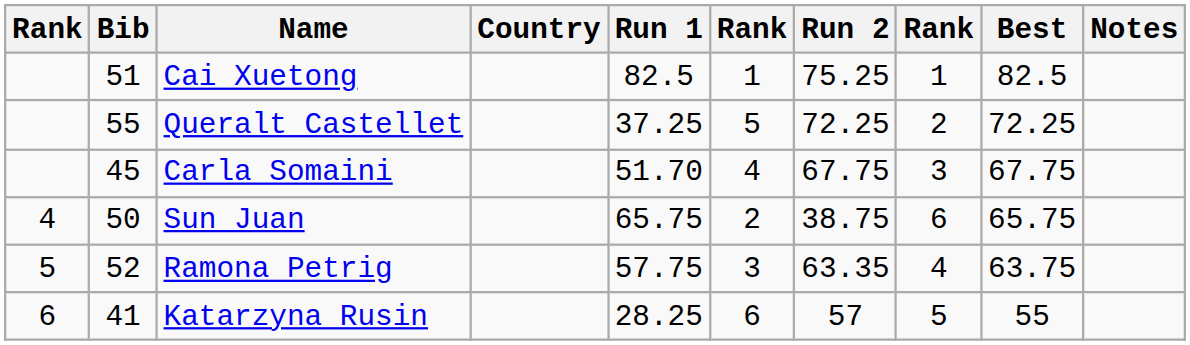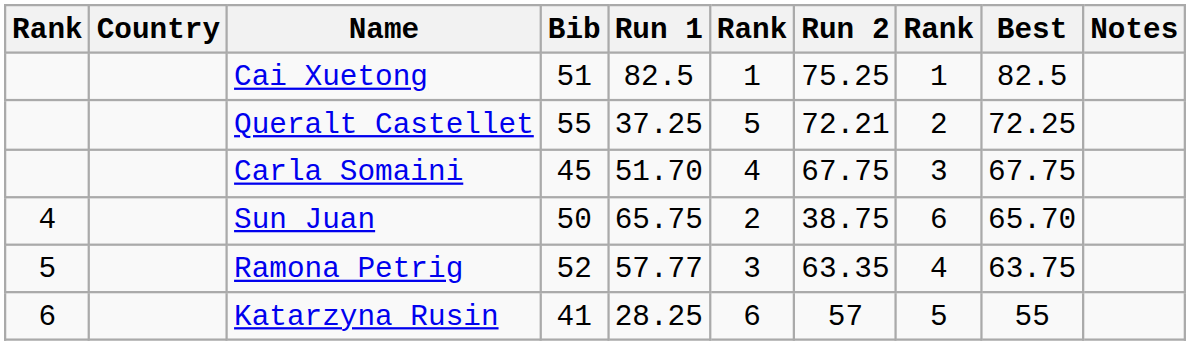columns swapped: (123, 29) <-> (539, 29)
(845, 125) 72.25 -> (845, 125) 72.21
(1032, 221) 65.75 -> (1032, 221) 65.70
(659, 268) 57.75 -> (659, 268) 57.77
